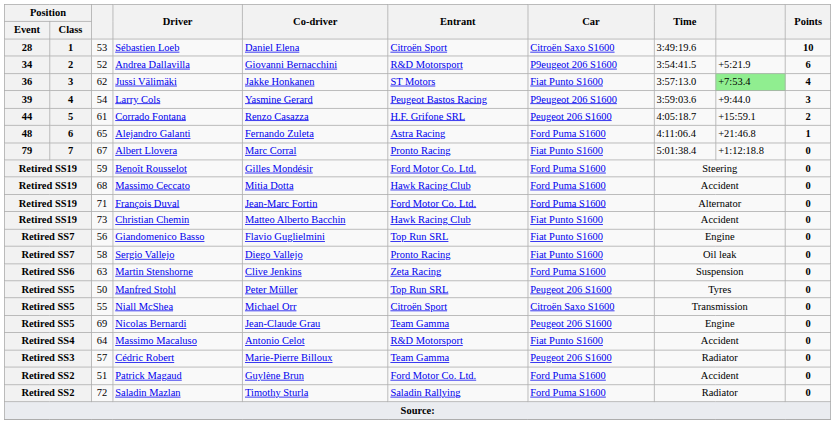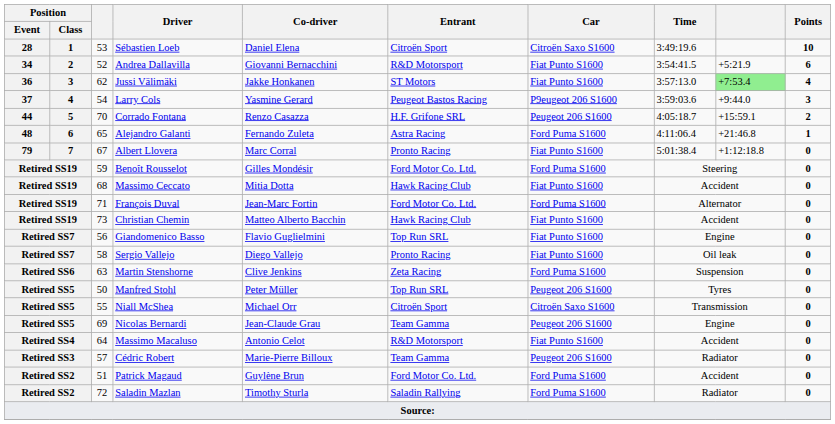(574, 64) P9eugeot 206 S1600 -> (567, 64) Fiat Punto S1600
(27, 99) 39 -> (27, 99) 37
(102, 116) 61 -> (102, 116) 70
(568, 185) Ford Puma S1600 -> (567, 185) Fiat Punto S1600
